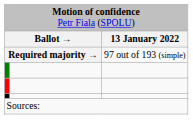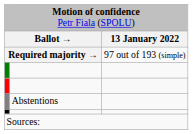+ row: (7, 101)
